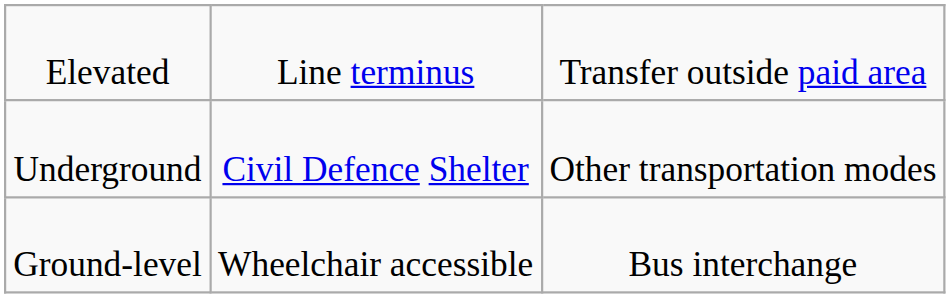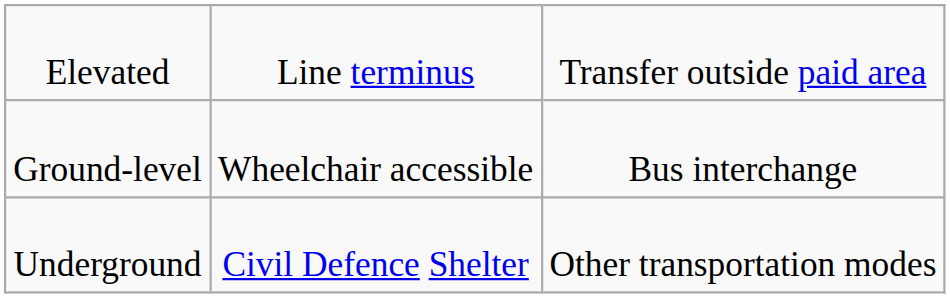rows swapped: (108, 264) <-> (108, 168)
